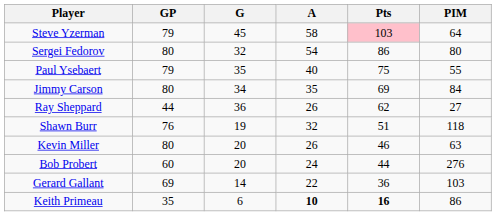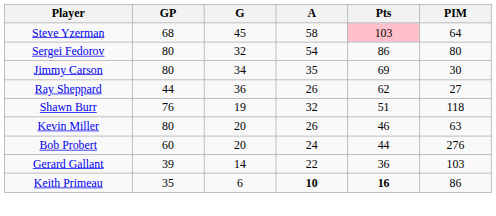(168, 32) 79 -> (168, 32) 68
- row: (68, 70)
(455, 88) 84 -> (455, 70) 30
(168, 182) 69 -> (168, 164) 39
